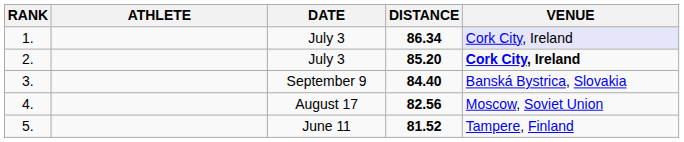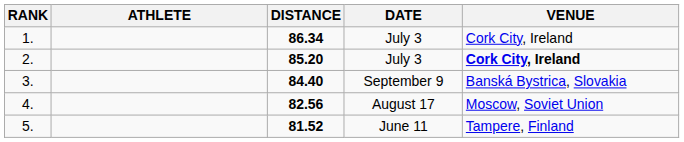columns swapped: (424, 16) <-> (327, 16)
(519, 38) lavender background -> (519, 38) no background
